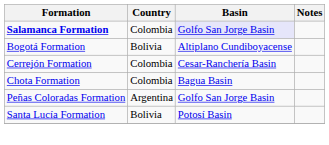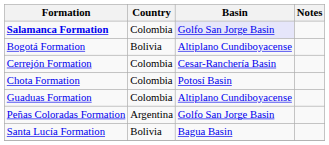(205, 81) Bagua Basin -> (205, 81) Potosí Basin
+ row: (49, 98)
(205, 115) Potosí Basin -> (205, 132) Bagua Basin
